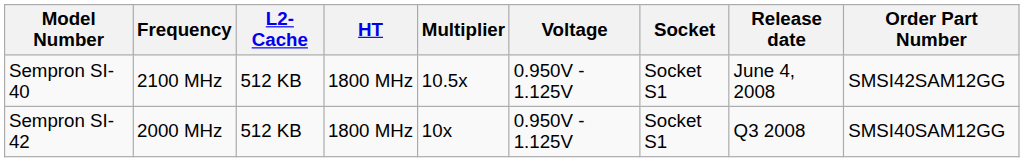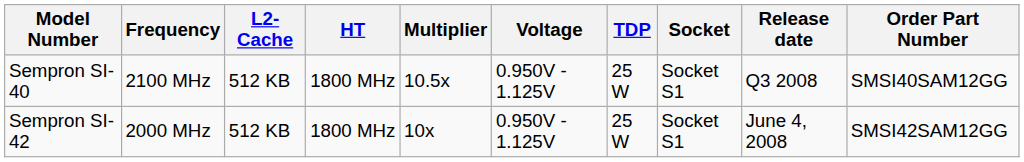+ column: (632, 29)
(764, 80) June 4, 2008 -> (781, 80) Q3 2008
(927, 80) SMSI42SAM12GG -> (929, 80) SMSI40SAM12GG
(770, 131) Q3 2008 -> (776, 131) June 4, 2008
(927, 131) SMSI40SAM12GG -> (929, 131) SMSI42SAM12GG
